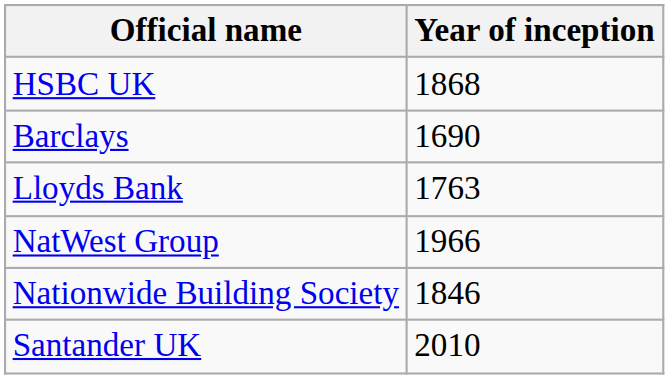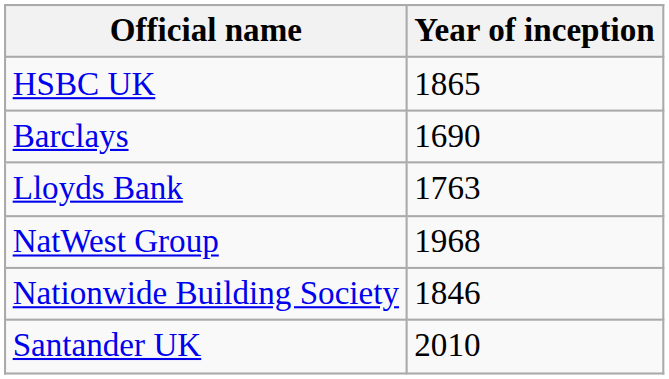(447, 83) 1868 -> (447, 83) 1865
(447, 240) 1966 -> (447, 240) 1968
